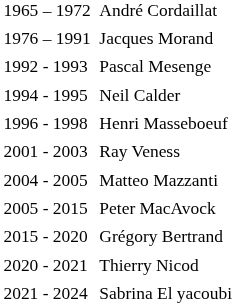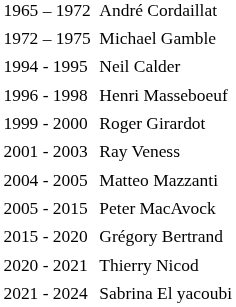+ row: (158, 38)
- row: (156, 38)
- row: (155, 66)
+ row: (152, 123)
